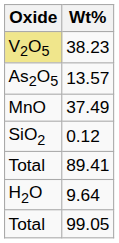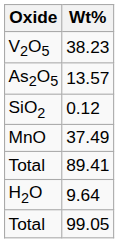(29, 47) khaki background -> (29, 47) no background
rows swapped: (83, 136) <-> (88, 107)
